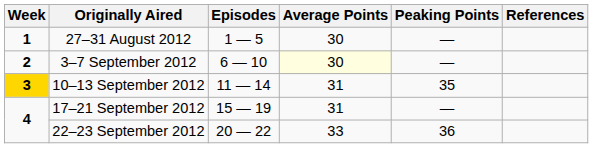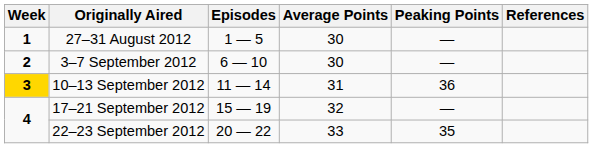(335, 62) lightyellow background -> (335, 62) no background
(447, 85) 35 -> (447, 85) 36
(335, 108) 31 -> (335, 108) 32
(447, 131) 36 -> (447, 131) 35
